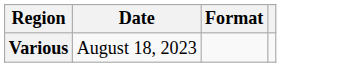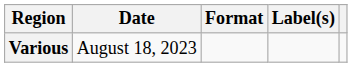+ column: (303, 18)
